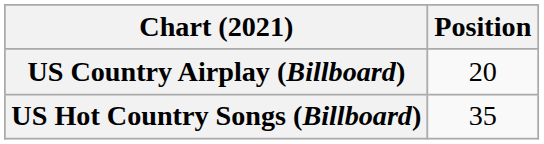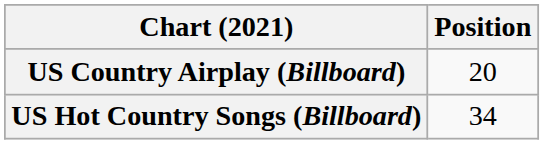(483, 116) 35 -> (483, 116) 34
